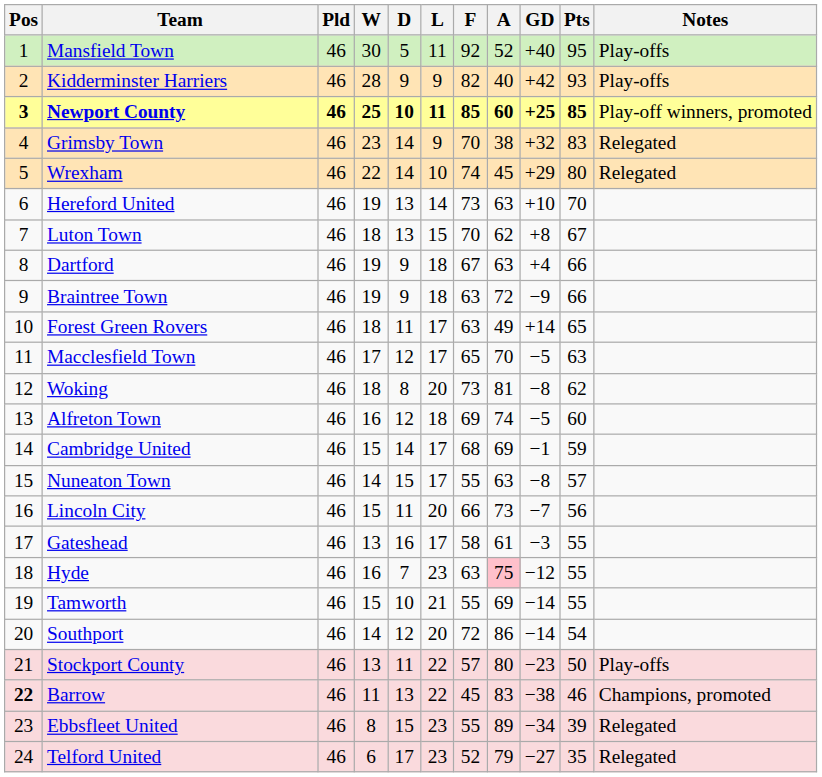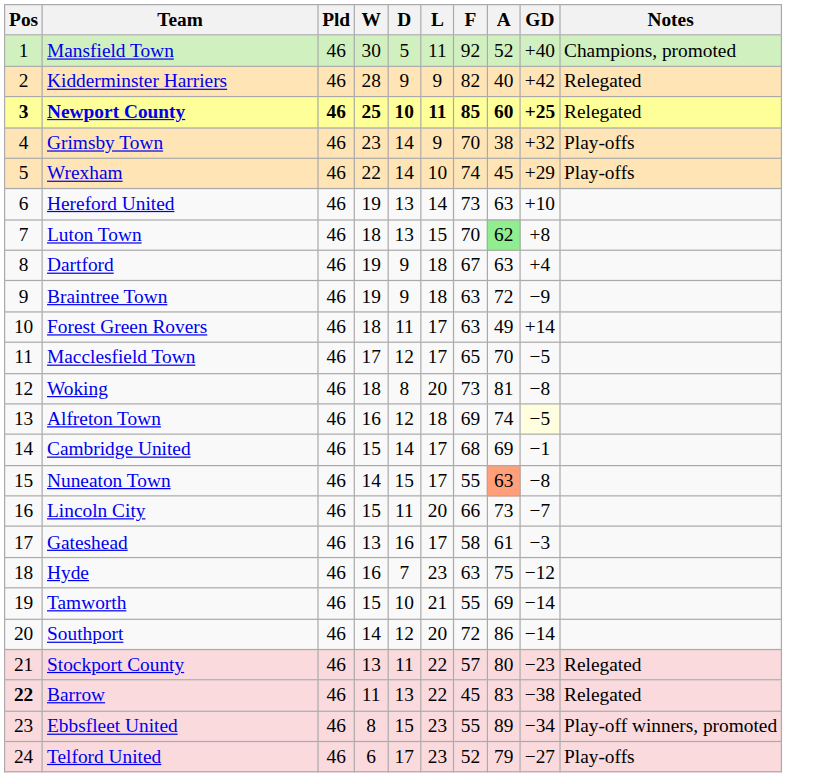- column: (577, 19)
(634, 50) Play-offs -> (650, 50) Champions, promoted
(634, 81) Play-offs -> (603, 81) Relegated
(705, 111) Play-off winners, promoted -> (603, 111) Relegated
(637, 142) Relegated -> (599, 142) Play-offs
(637, 173) Relegated -> (599, 173) Play-offs
(504, 234) no background -> (504, 234) lightgreen background
(540, 419) no background -> (540, 419) lightyellow background
(504, 480) no background -> (504, 480) lightsalmon background
(504, 572) pink background -> (504, 572) no background
(634, 664) Play-offs -> (603, 664) Relegated
(685, 695) Champions, promoted -> (603, 695) Relegated
(637, 726) Relegated -> (671, 726) Play-off winners, promoted
(637, 756) Relegated -> (599, 756) Play-offs
